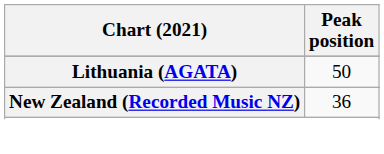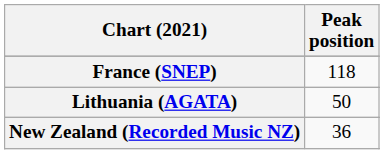+ row: (155, 71)
